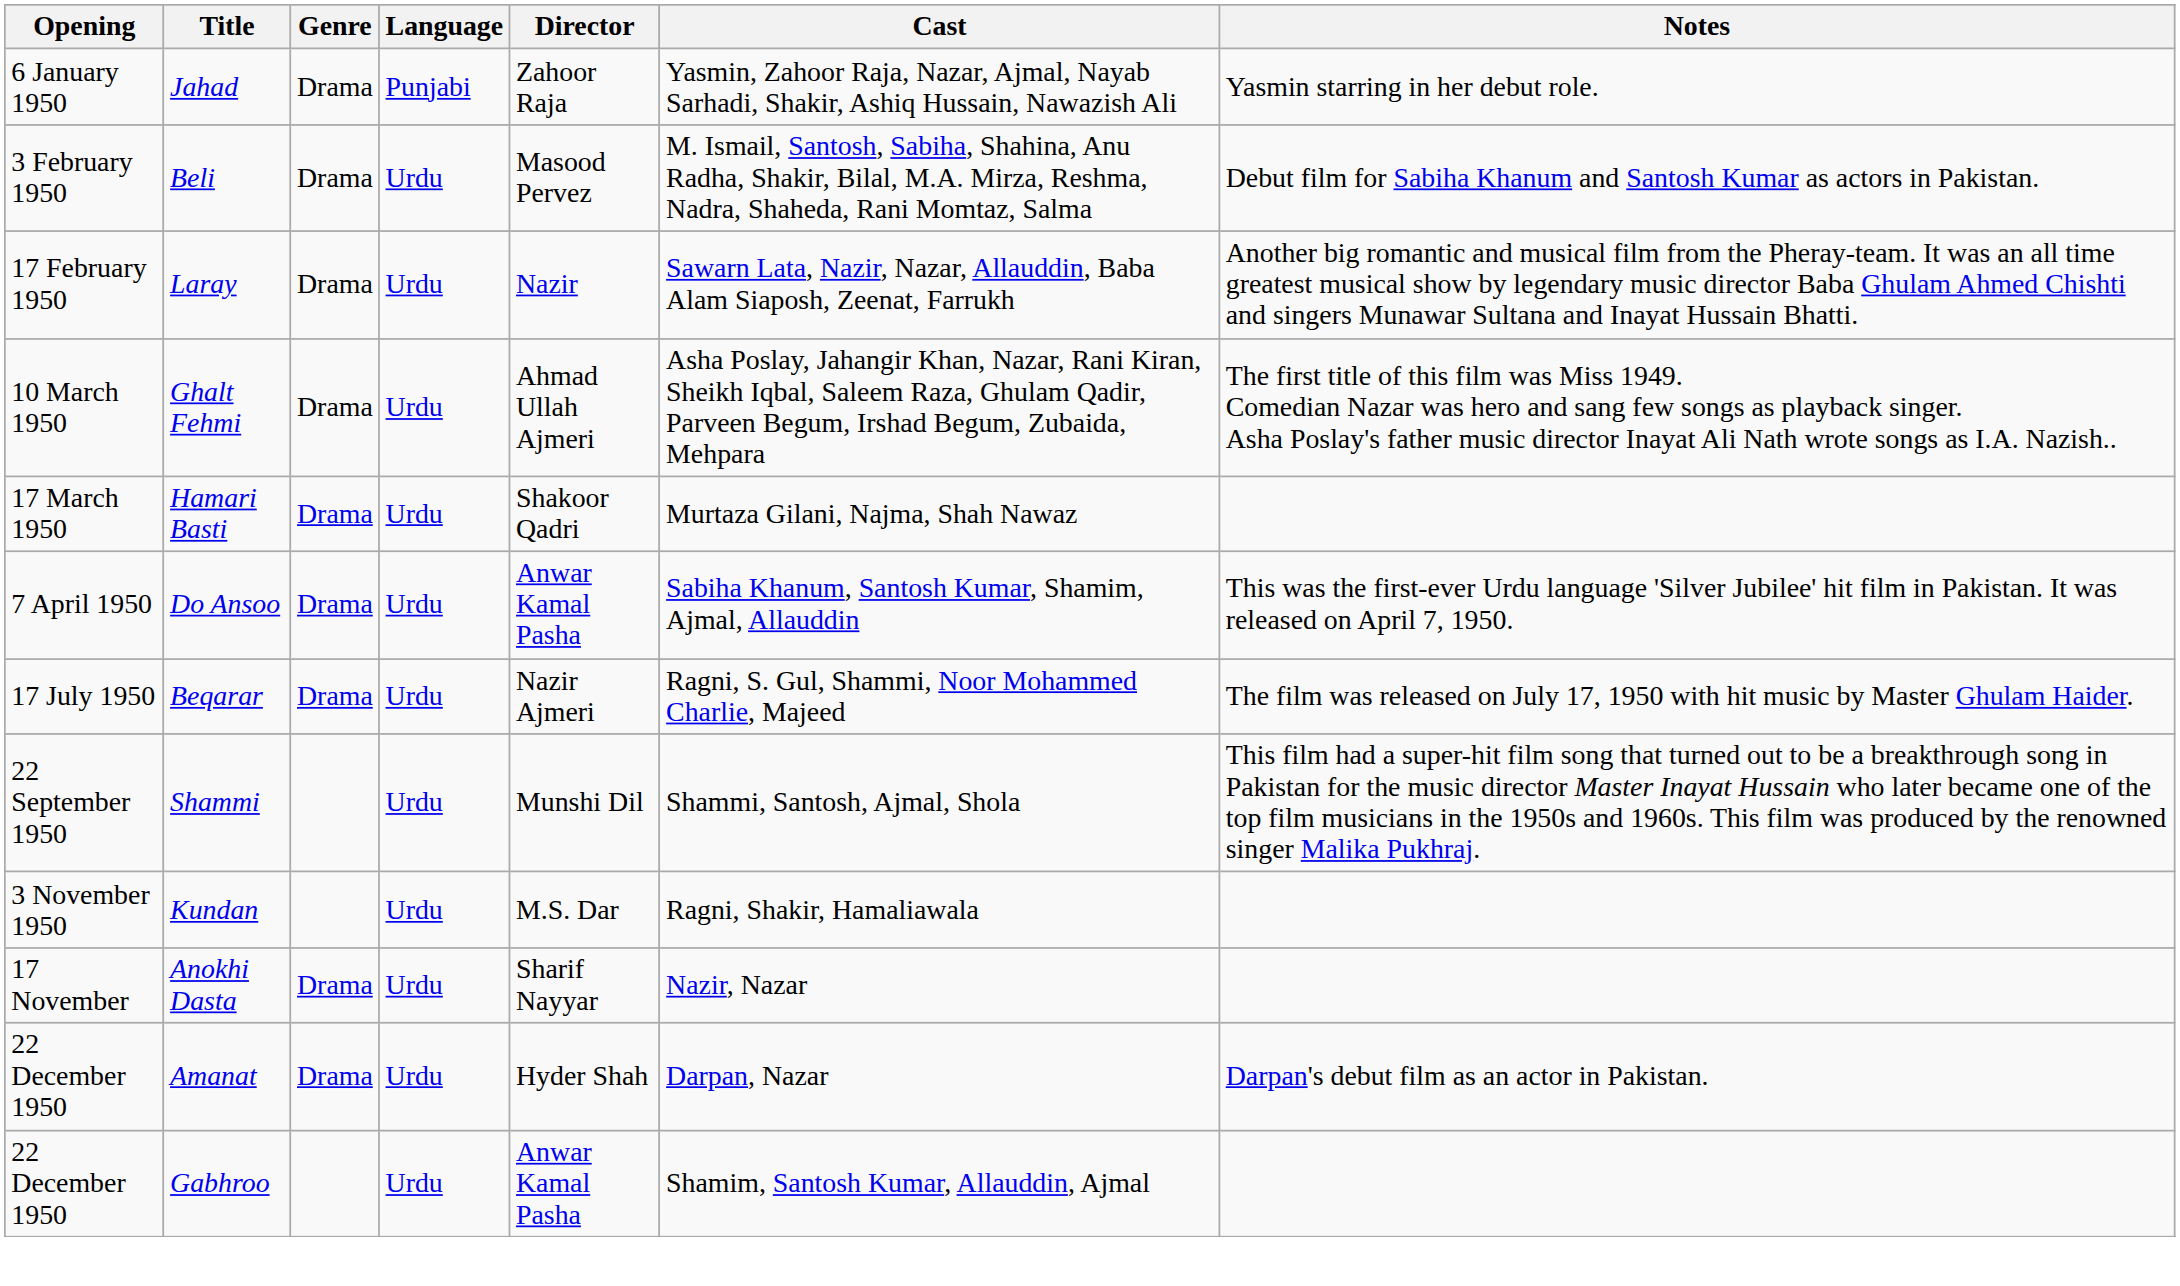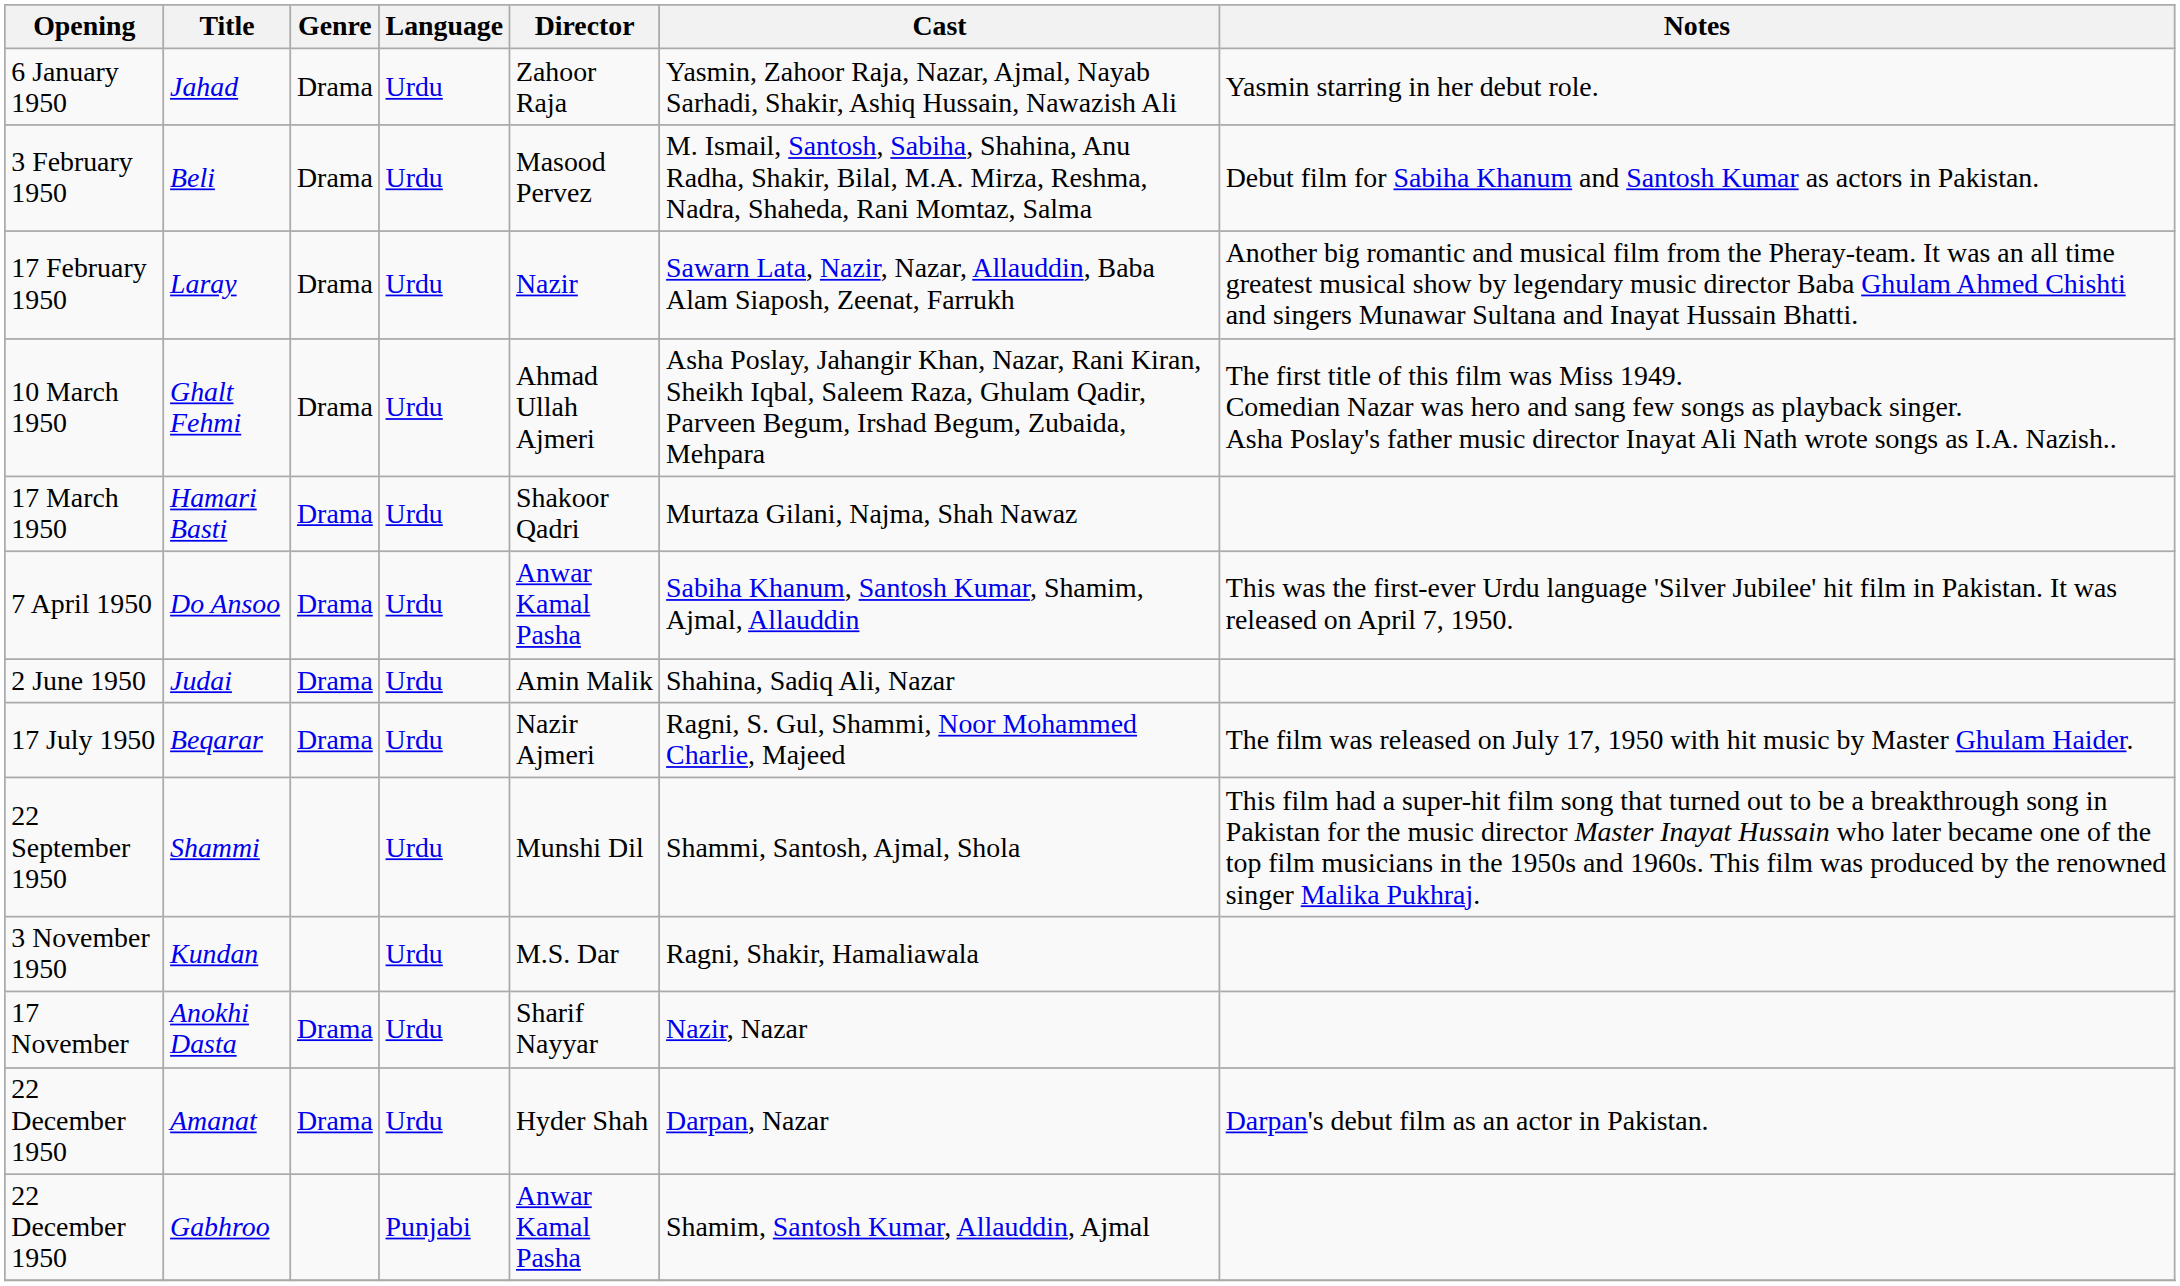(428, 86) Punjabi -> (414, 86) Urdu
+ row: (201, 680)
(414, 1182) Urdu -> (428, 1226) Punjabi
